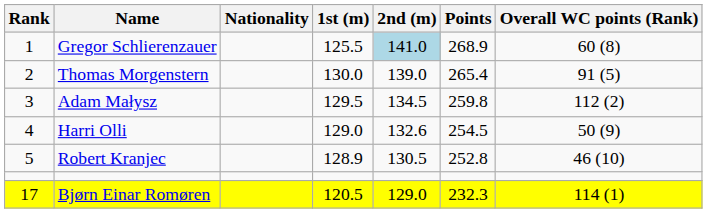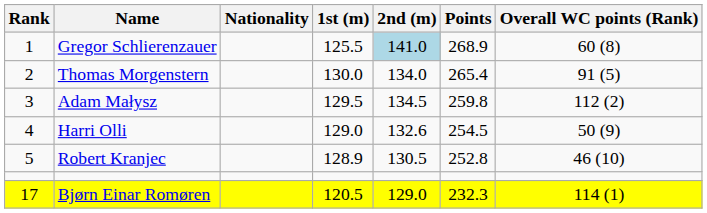(407, 74) 139.0 -> (407, 74) 134.0
